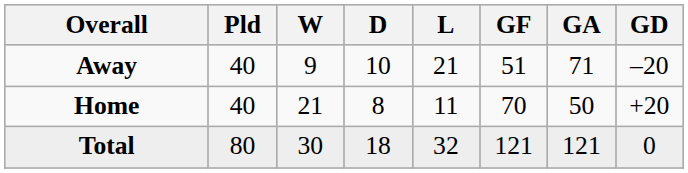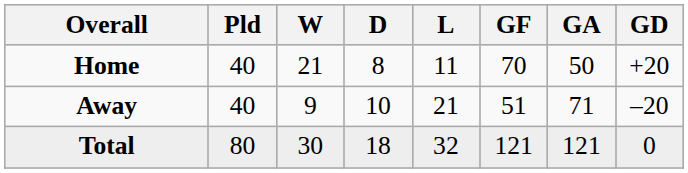rows swapped: (107, 106) <-> (107, 65)
